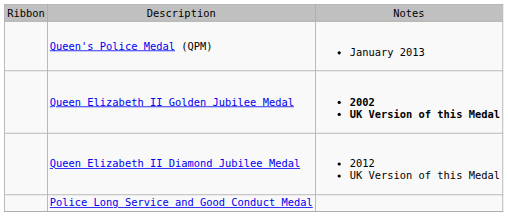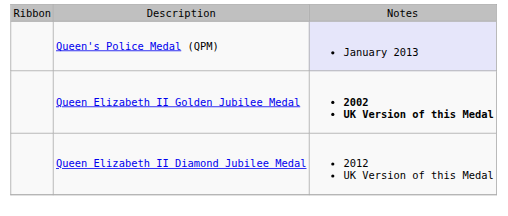(409, 52) no background -> (403, 52) lavender background
- row: (181, 203)
